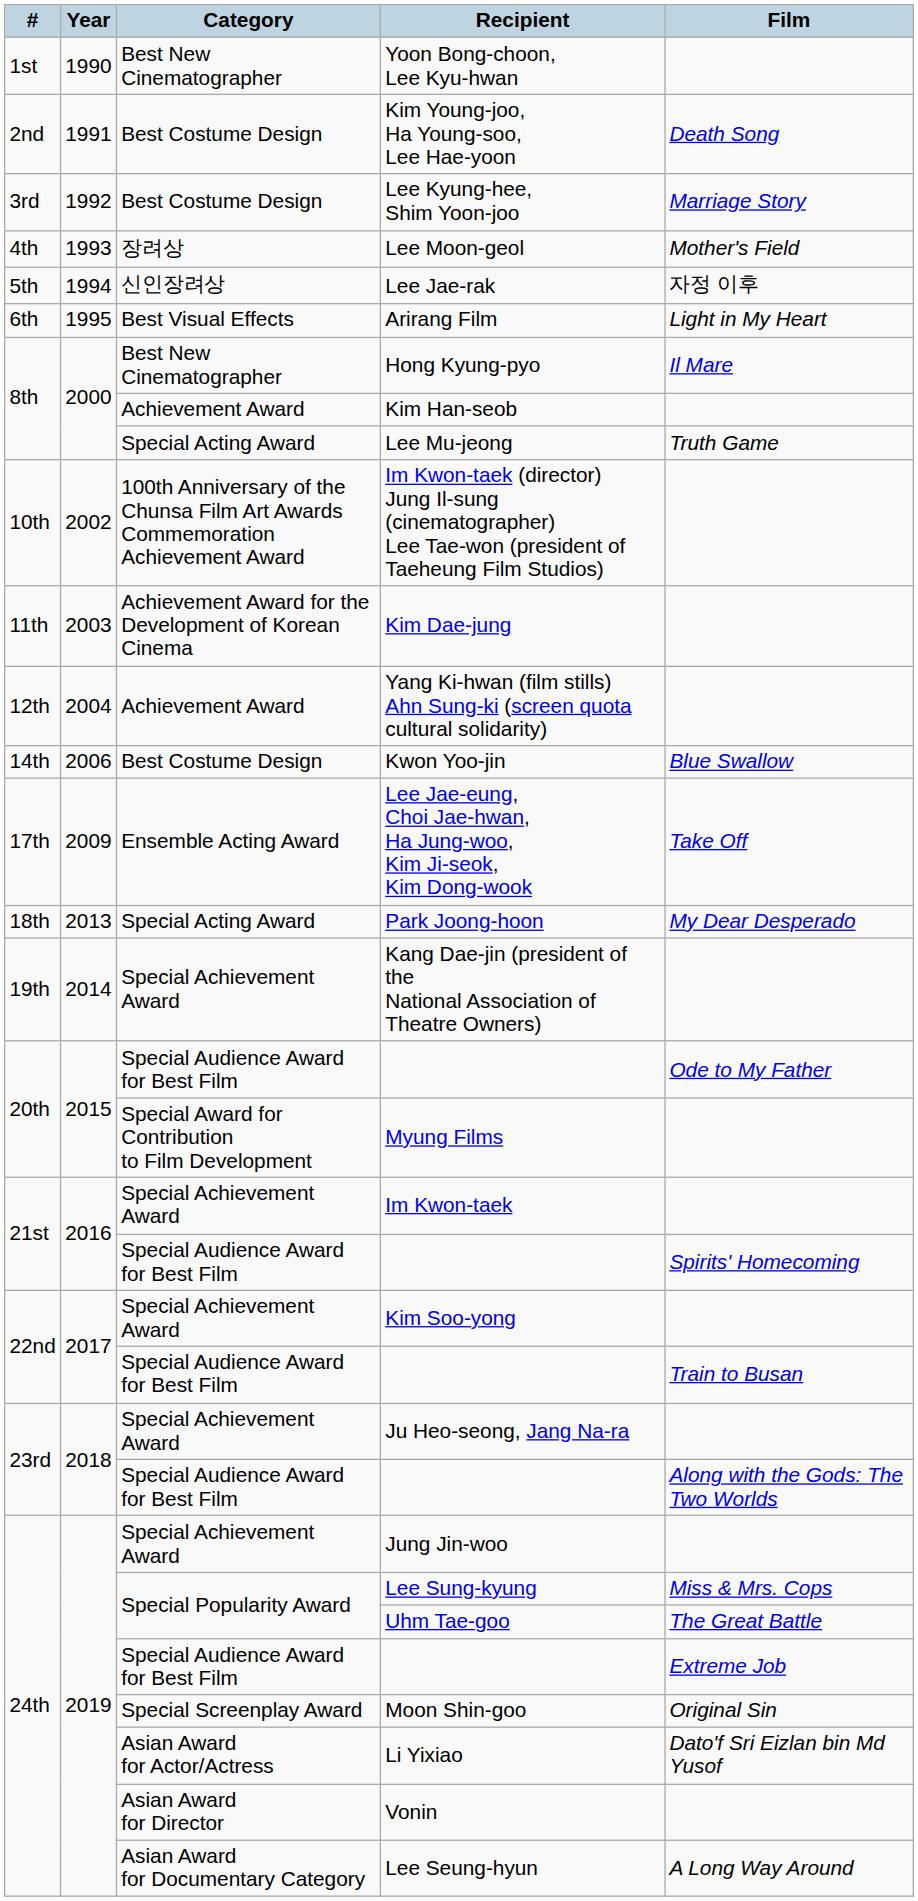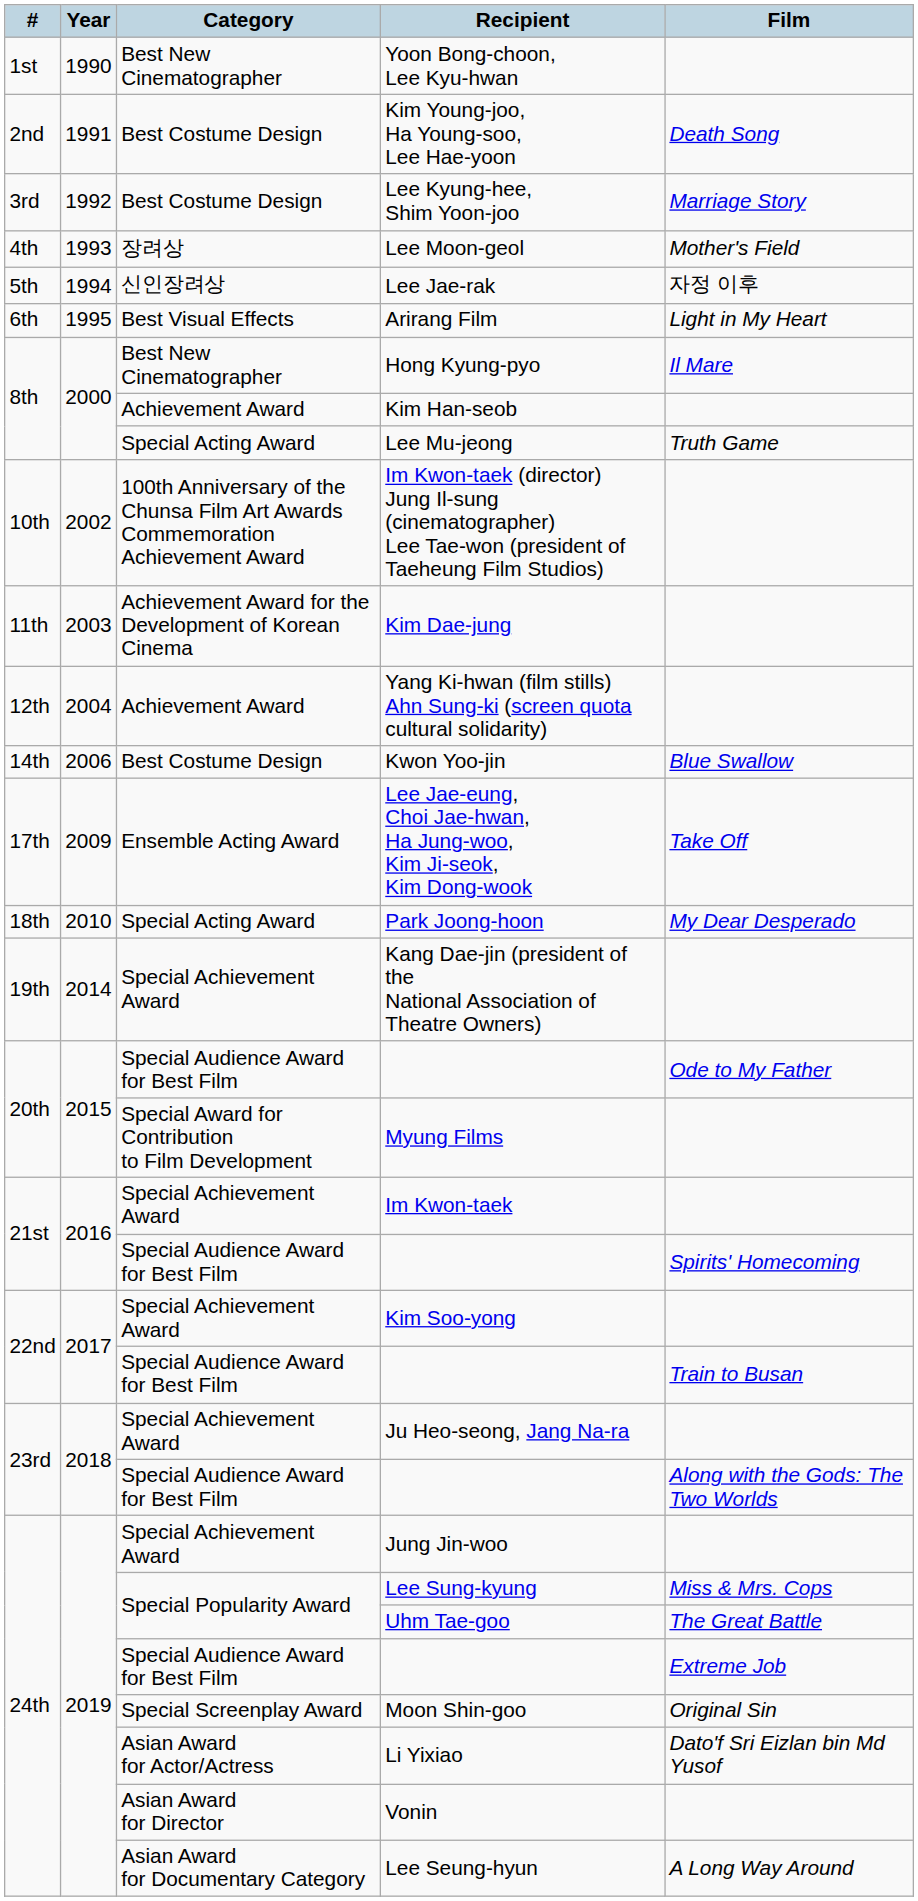(88, 921) 2013 -> (88, 921) 2010
